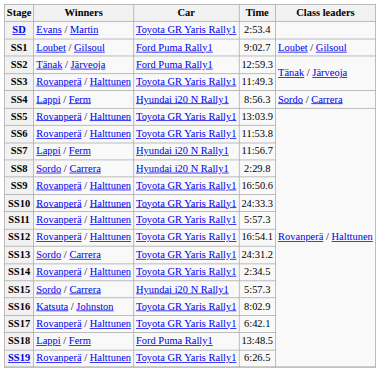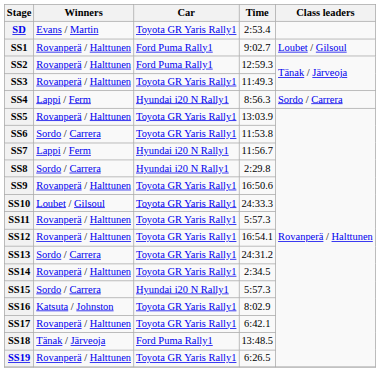(71, 47) Loubet / Gilsoul -> (84, 47) Rovanperä / Halttunen
(71, 64) Tänak / Järveoja -> (84, 64) Rovanperä / Halttunen
(84, 133) Rovanperä / Halttunen -> (69, 133) Sordo / Carrera
(84, 202) Rovanperä / Halttunen -> (71, 202) Loubet / Gilsoul
(64, 340) Lappi / Ferm -> (71, 340) Tänak / Järveoja
